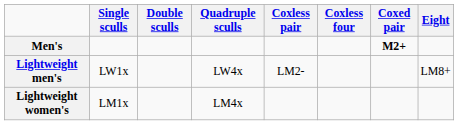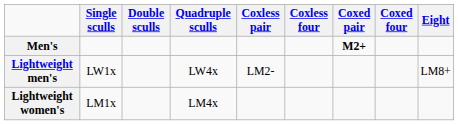+ column: (396, 20)
